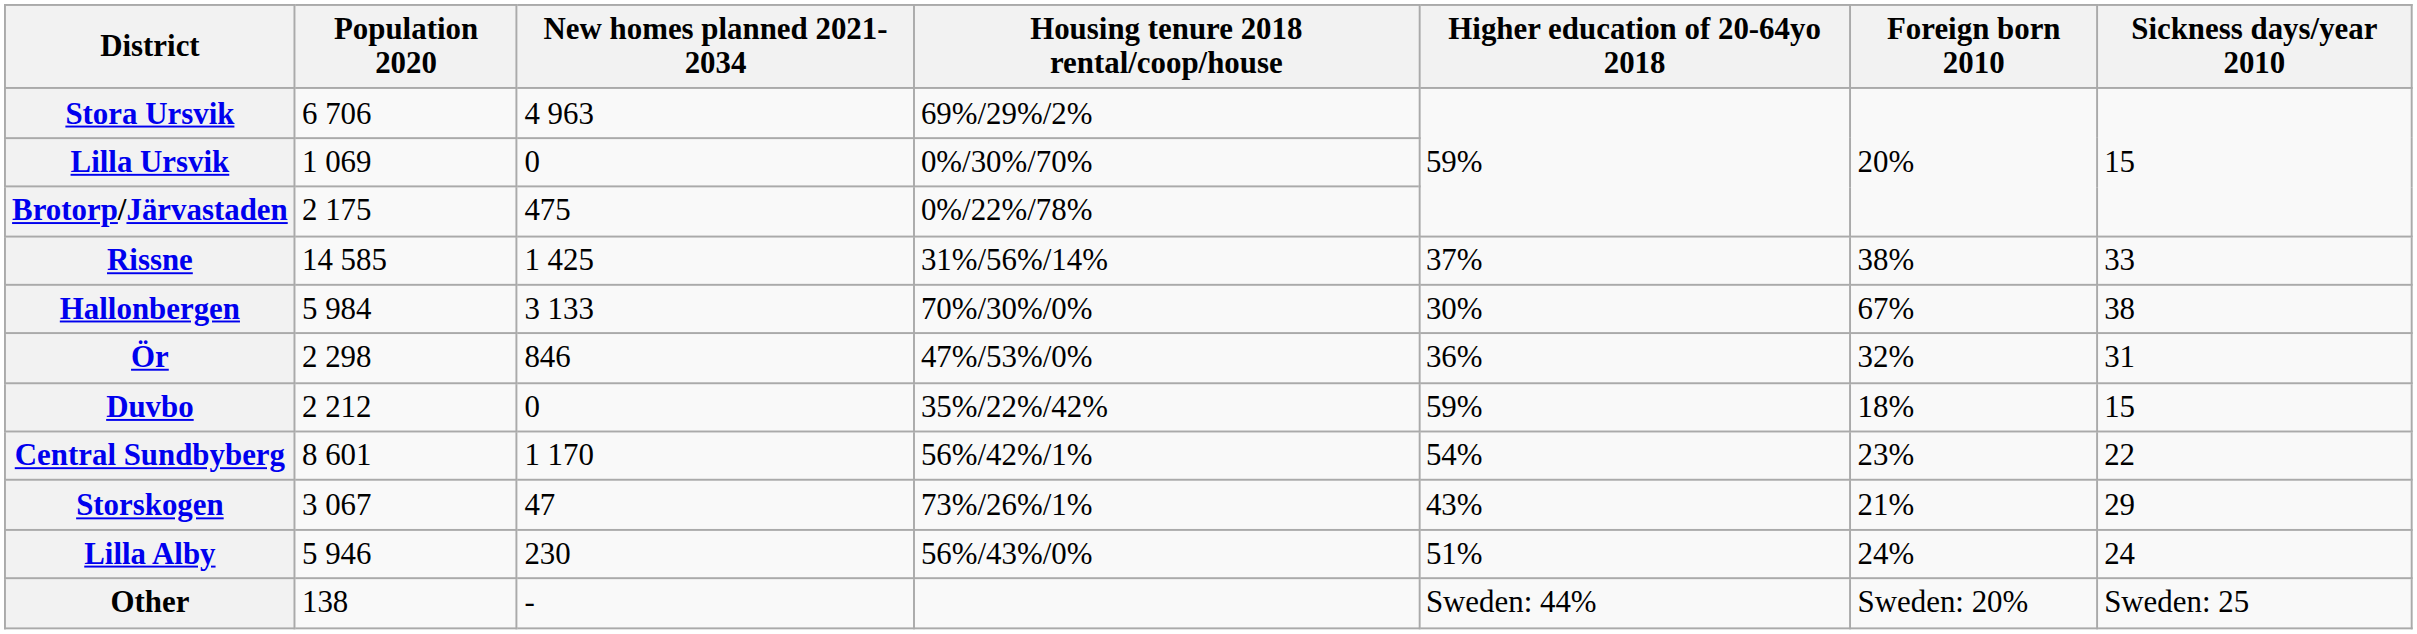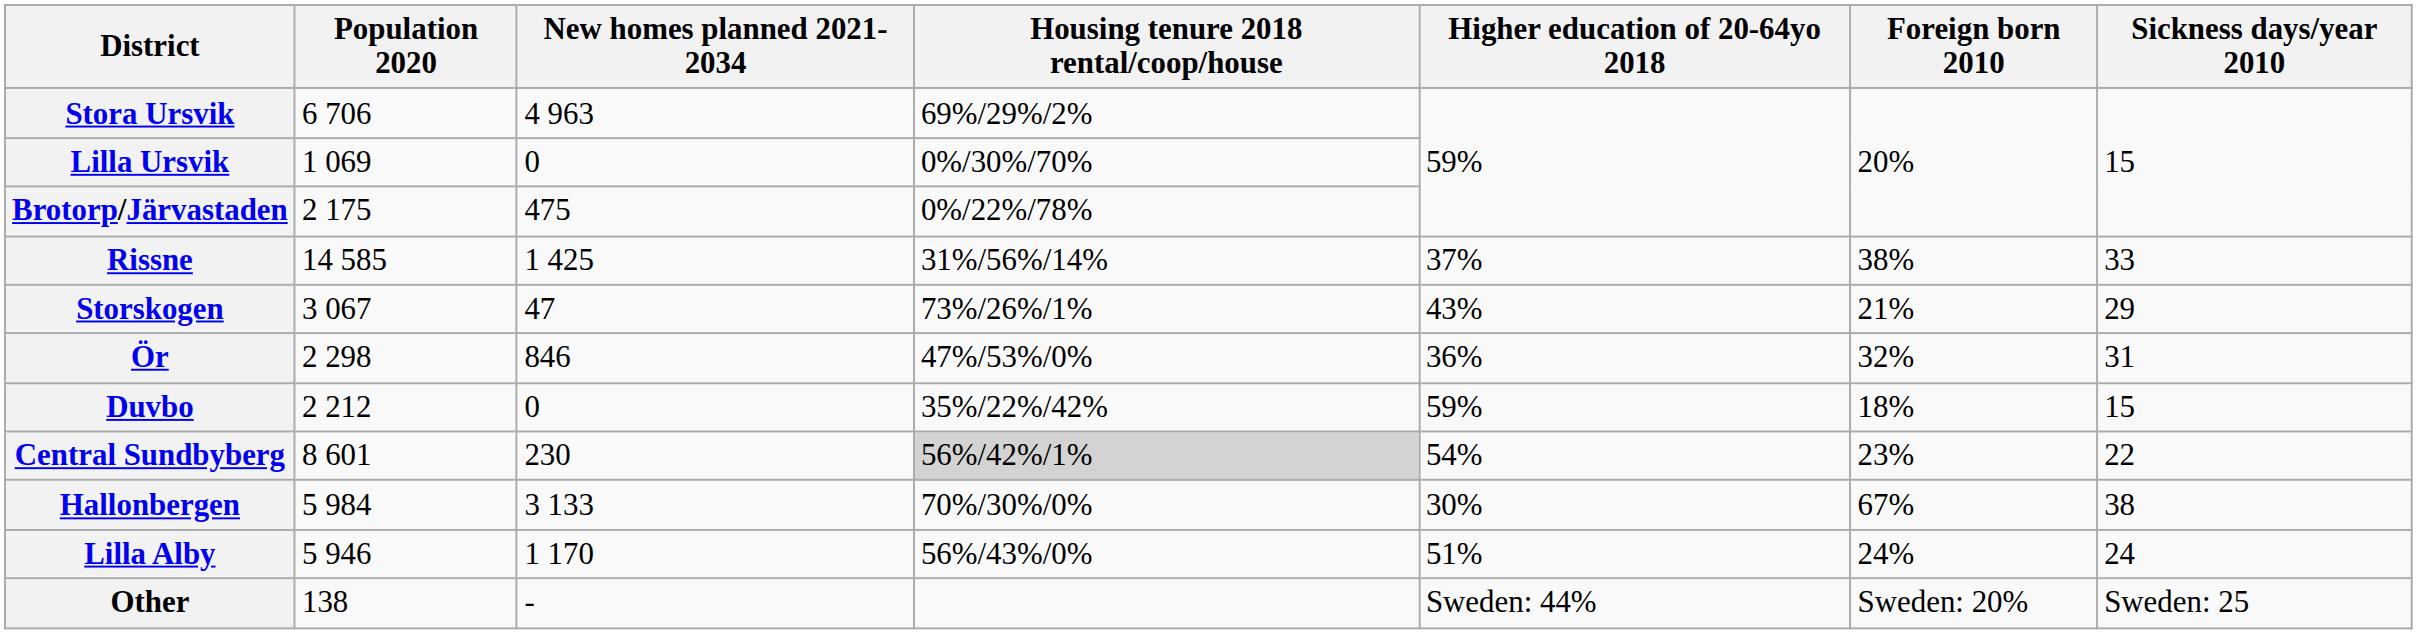rows swapped: (150, 308) <-> (150, 504)
(559, 455) 1 170 -> (548, 455) 230
(1007, 455) no background -> (1007, 455) lightgrey background
(548, 553) 230 -> (559, 553) 1 170
